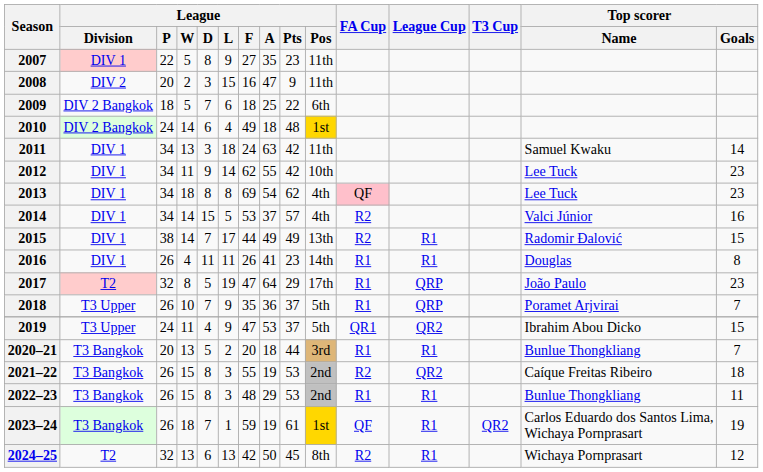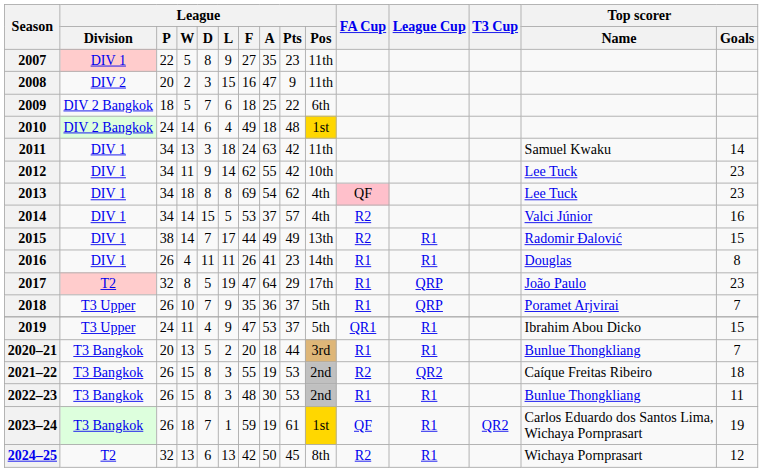(429, 328) QR2 -> (429, 328) R1
(270, 395) 29 -> (270, 395) 30
